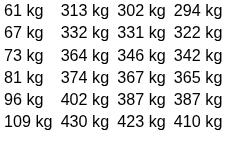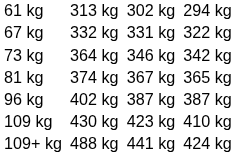+ row: (33, 144)
